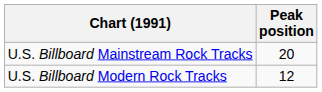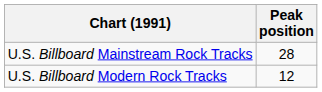(286, 53) 20 -> (286, 53) 28
